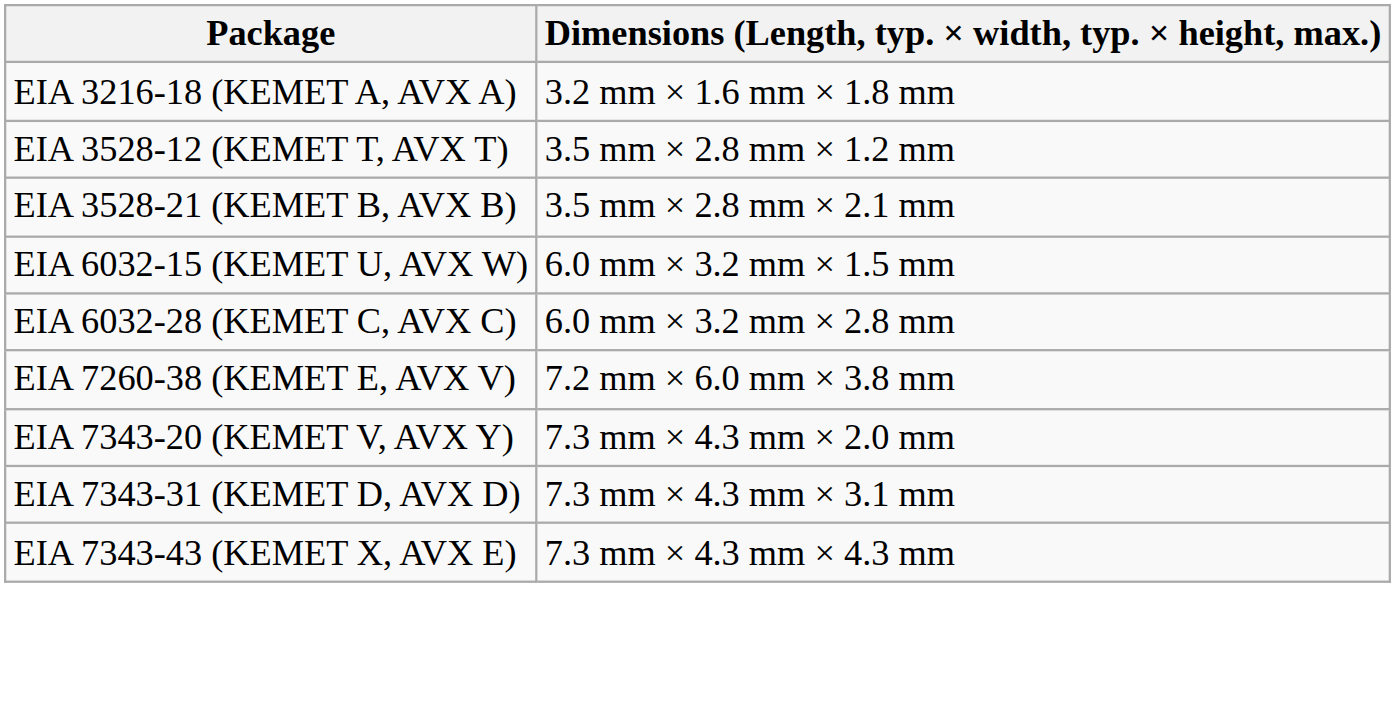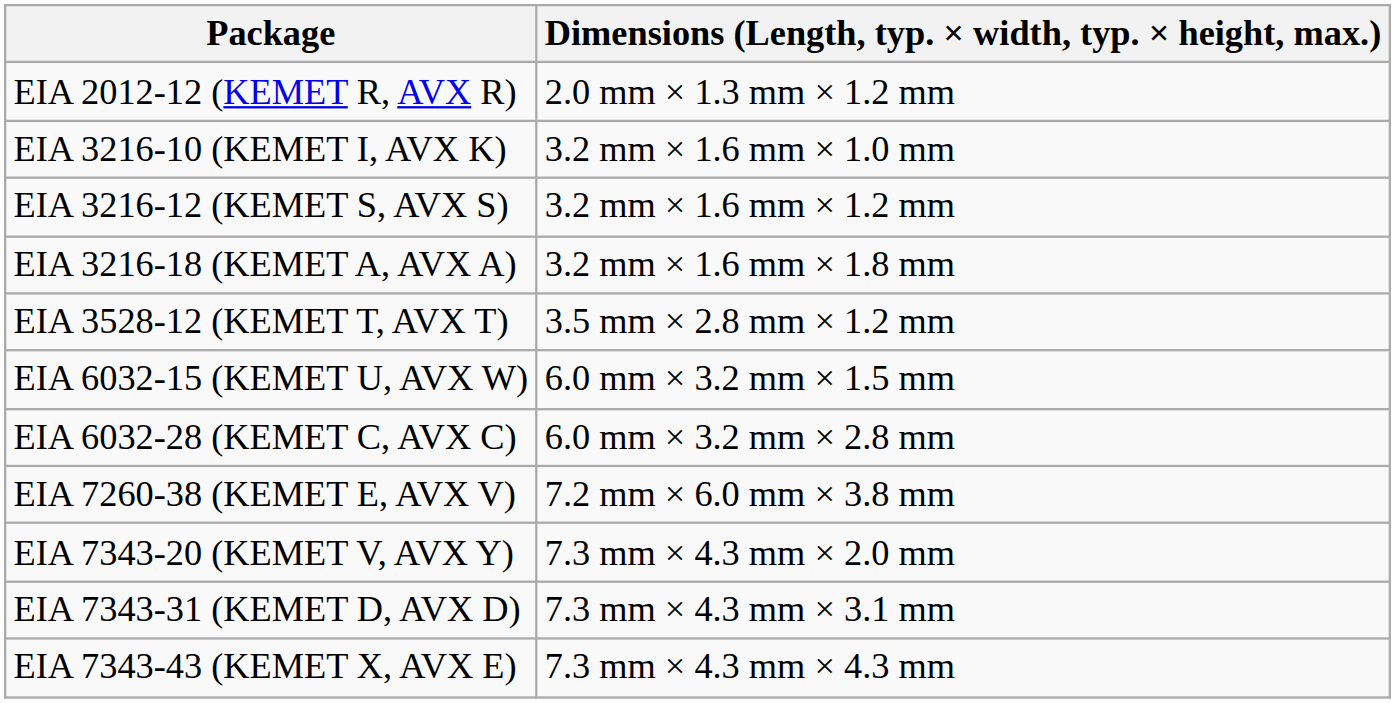+ row: (265, 90)
+ row: (260, 148)
+ row: (261, 206)
- row: (265, 206)
